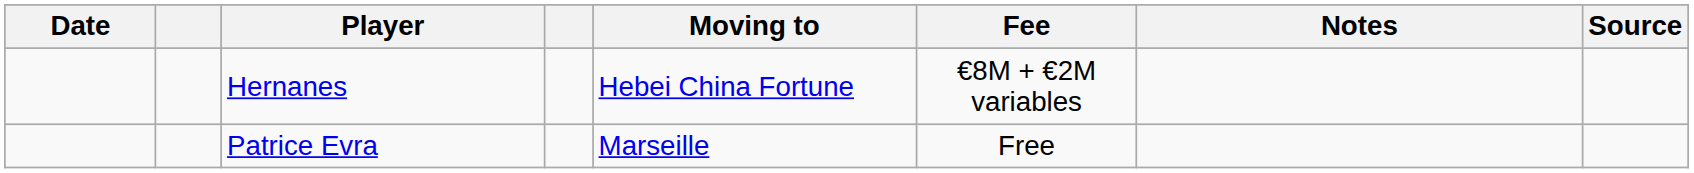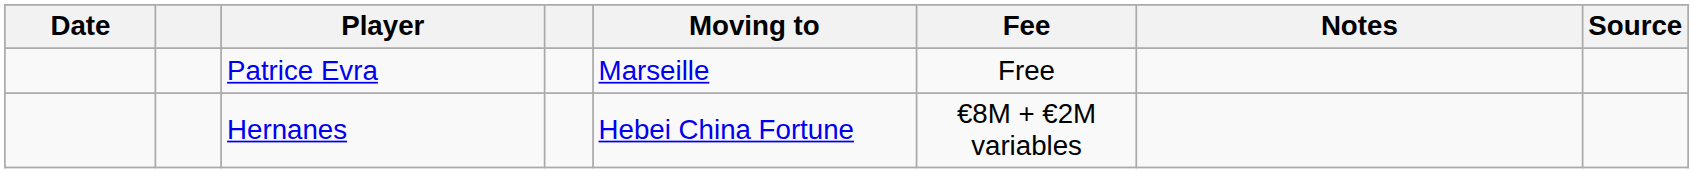rows swapped: (302, 145) <-> (287, 85)
